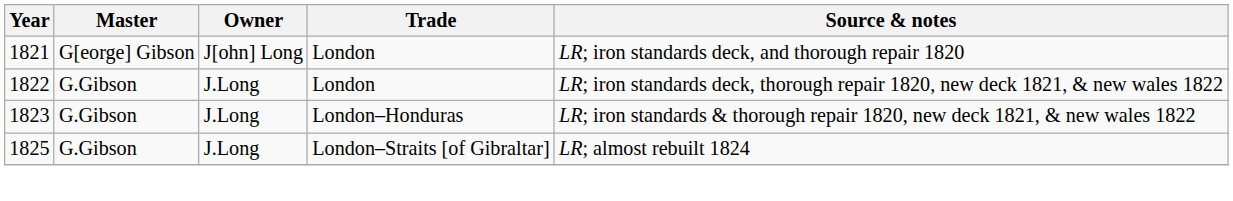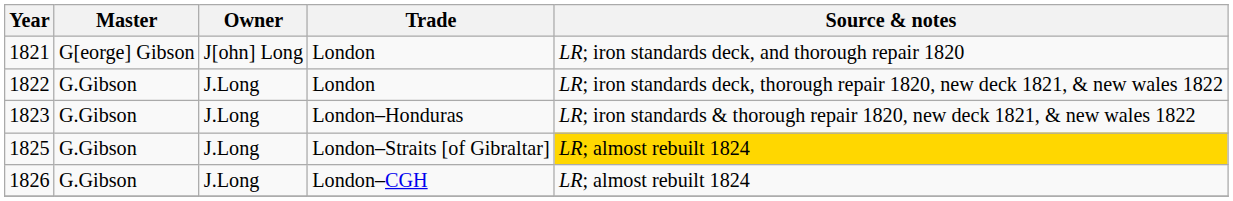(654, 148) no background -> (654, 148) gold background
+ row: (29, 180)
